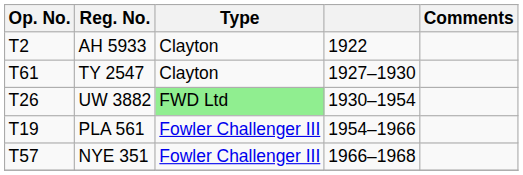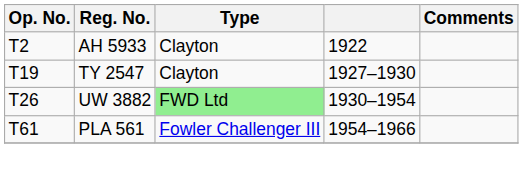(24, 73) T61 -> (24, 73) T19
(24, 128) T19 -> (24, 128) T61
- row: (114, 156)
